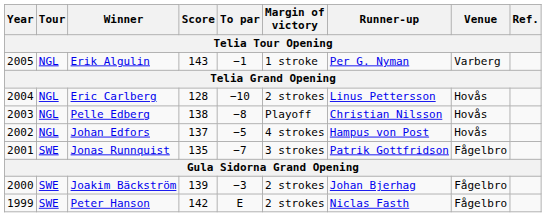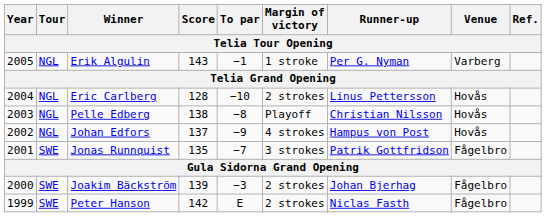(240, 133) −5 -> (240, 133) −9
